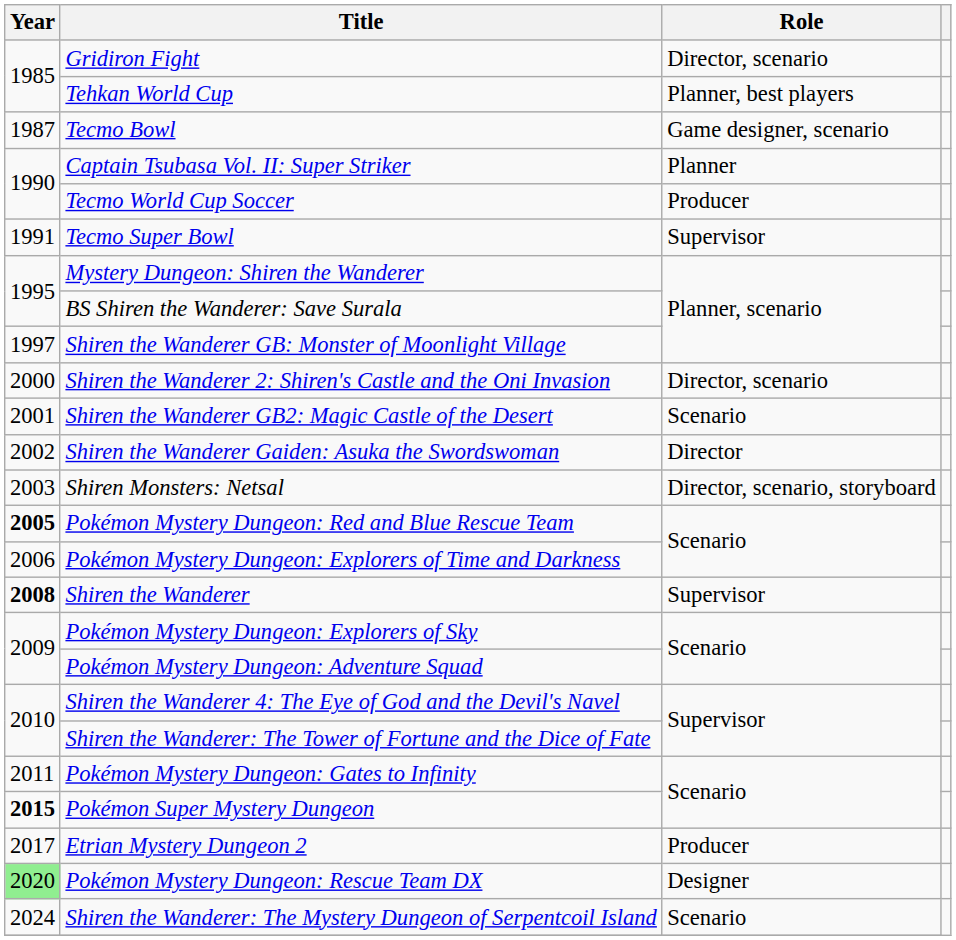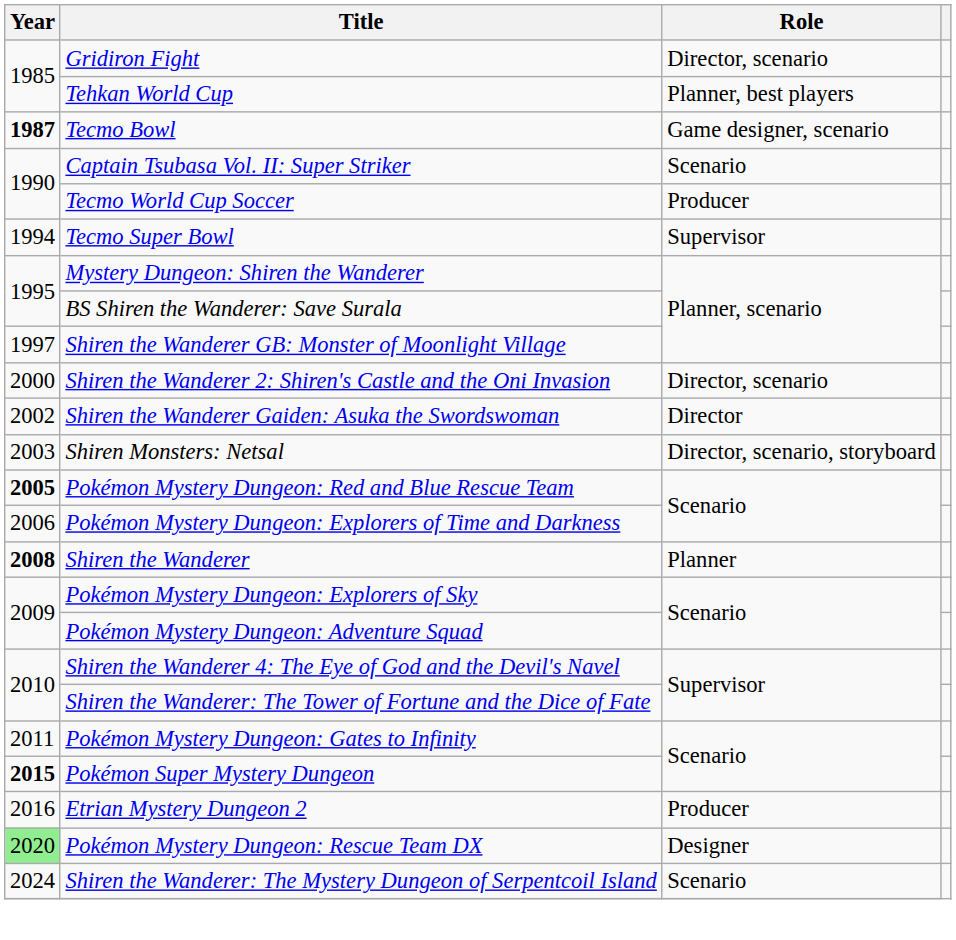(32, 129) normal -> (32, 129) bold
(702, 165) Planner -> (707, 165) Scenario
(32, 237) 1991 -> (32, 237) 1994
- row: (309, 415)
(716, 594) Supervisor -> (702, 559) Planner
(32, 845) 2017 -> (32, 809) 2016
